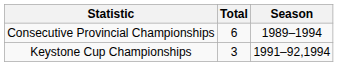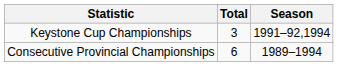rows swapped: (111, 33) <-> (111, 52)
